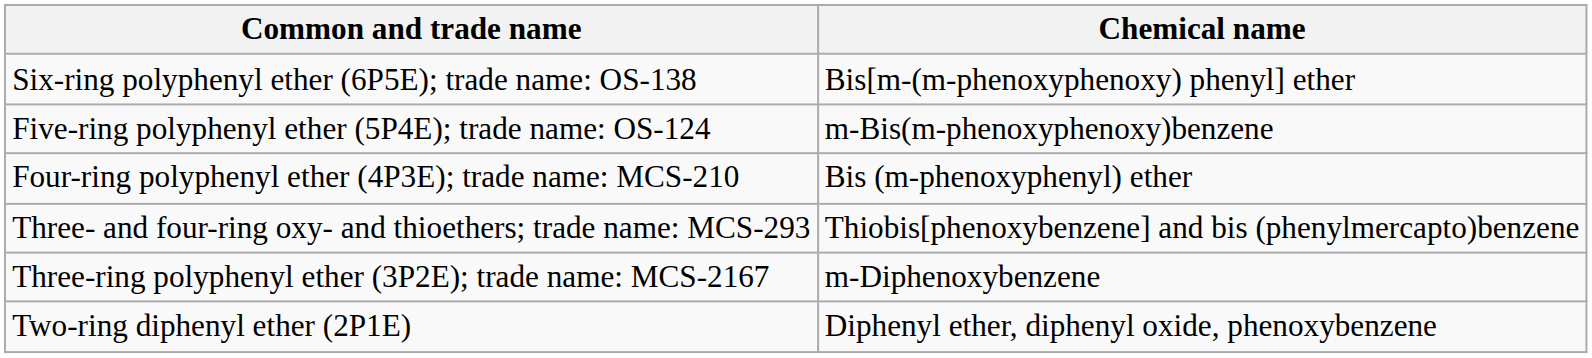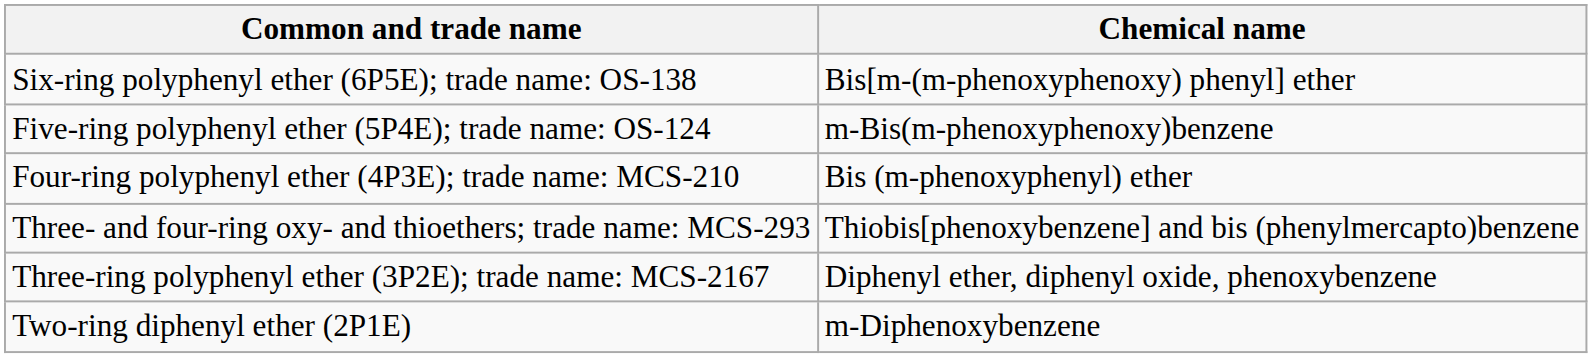(963, 276) m-Diphenoxybenzene -> (1131, 276) Diphenyl ether, diphenyl oxide, phenoxybenzene
(1131, 326) Diphenyl ether, diphenyl oxide, phenoxybenzene -> (963, 326) m-Diphenoxybenzene
